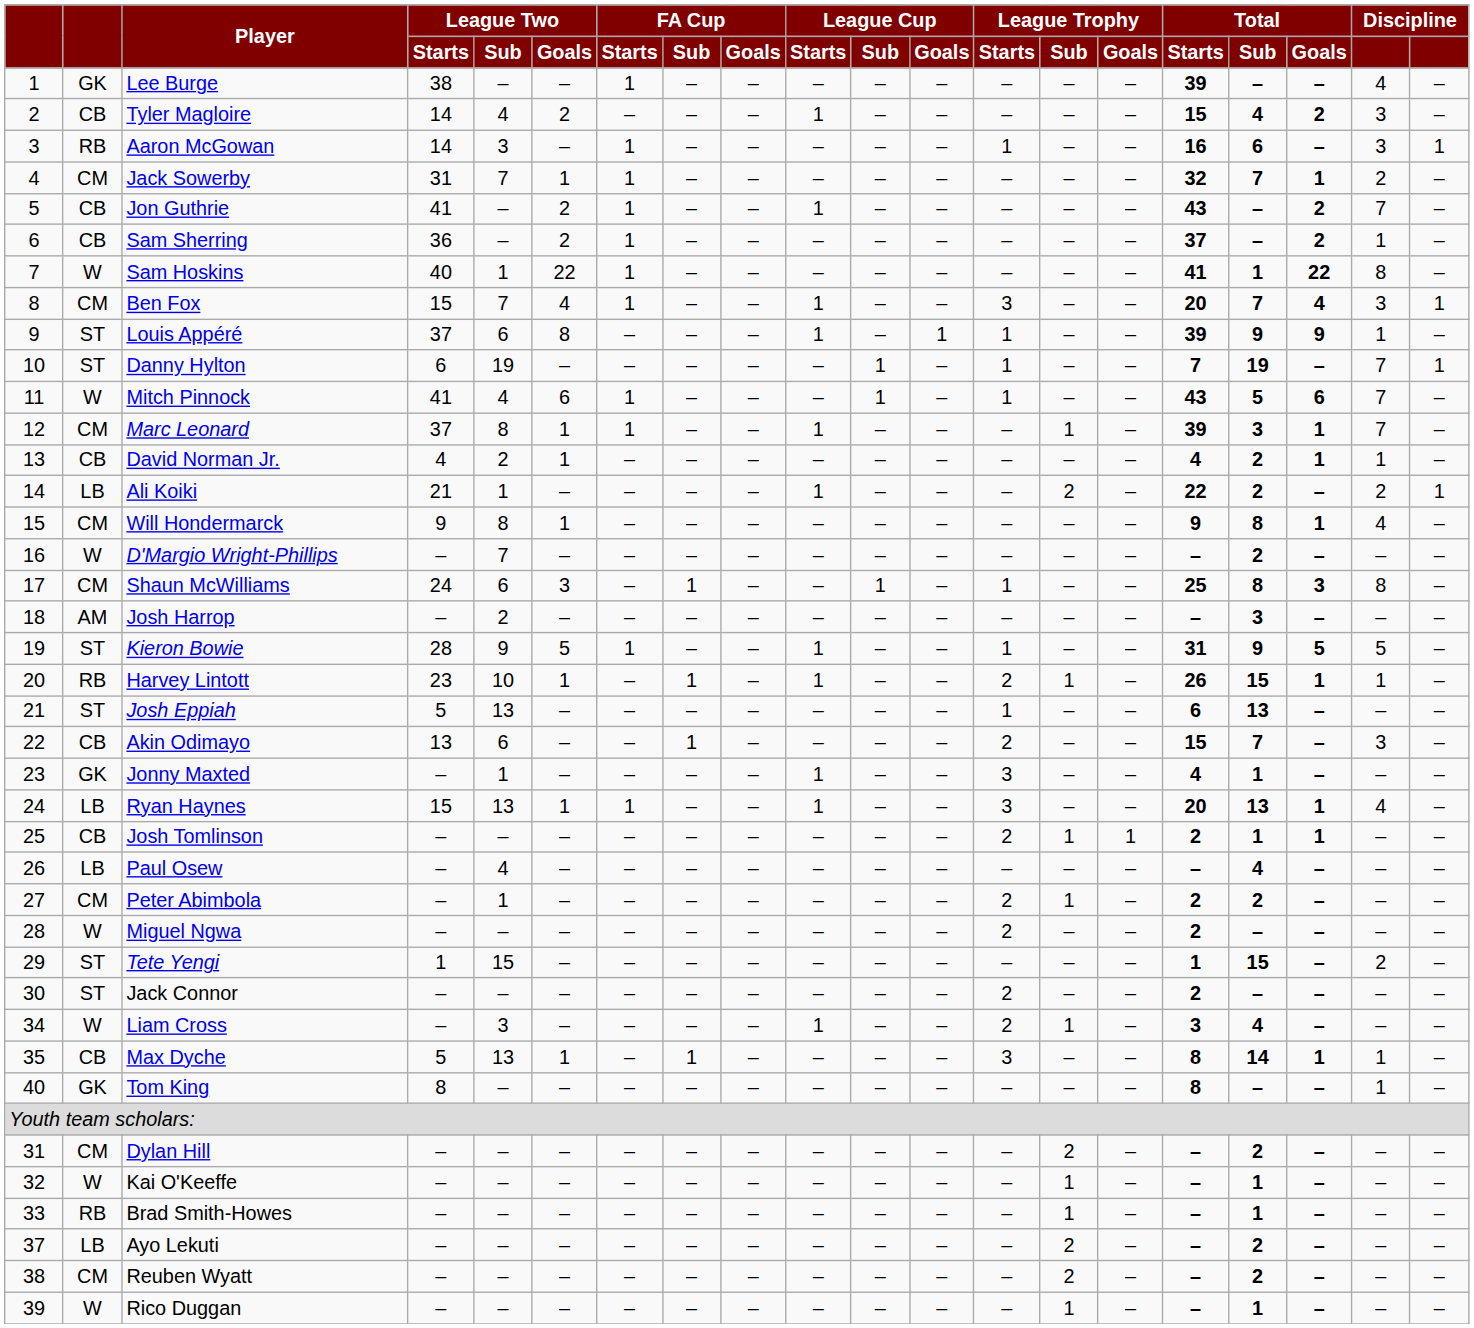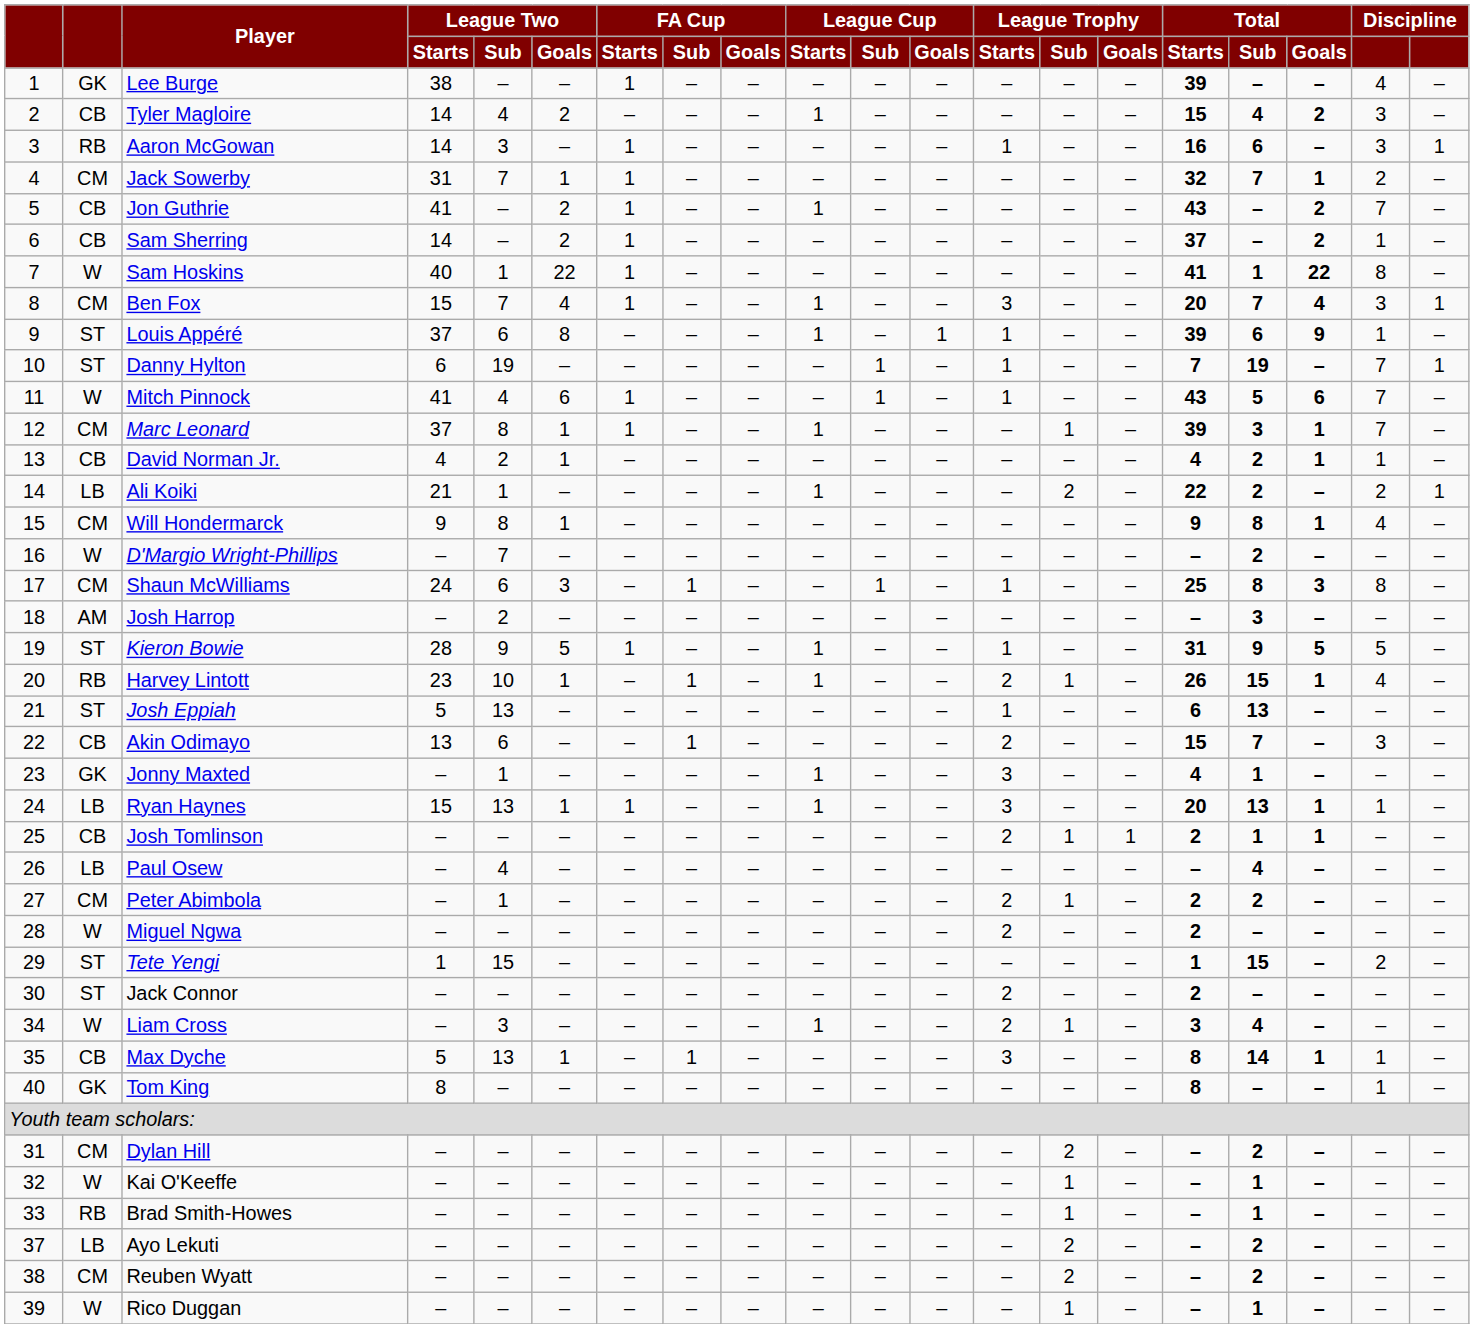(441, 241) 36 -> (441, 241) 14
(1258, 335) 9 -> (1258, 335) 6
(1381, 680) 1 -> (1381, 680) 4
(1381, 806) 4 -> (1381, 806) 1
